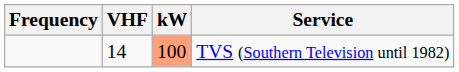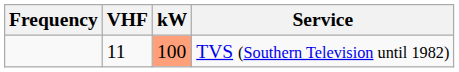(116, 50) 14 -> (116, 50) 11
